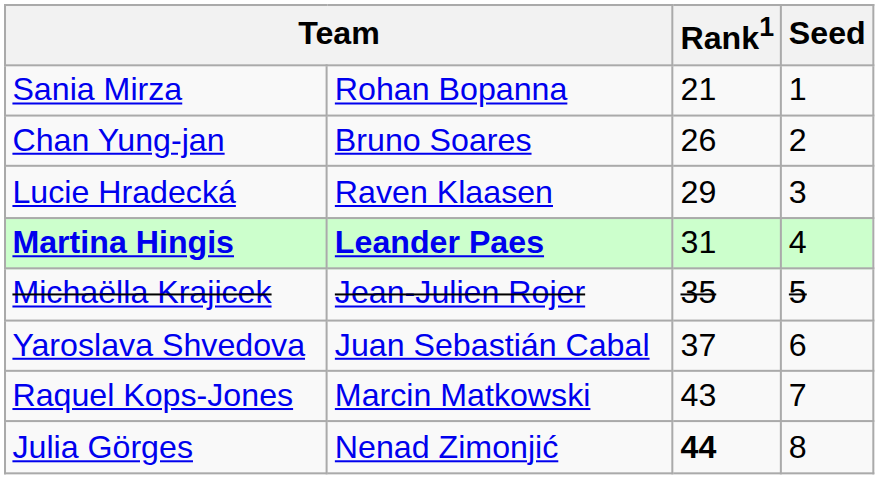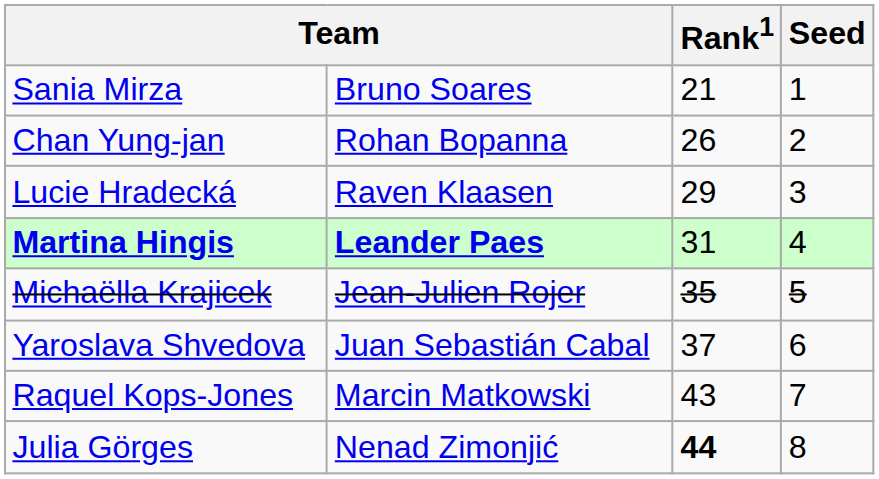(451, 89) Rohan Bopanna -> (433, 89) Bruno Soares
(433, 140) Bruno Soares -> (451, 140) Rohan Bopanna
